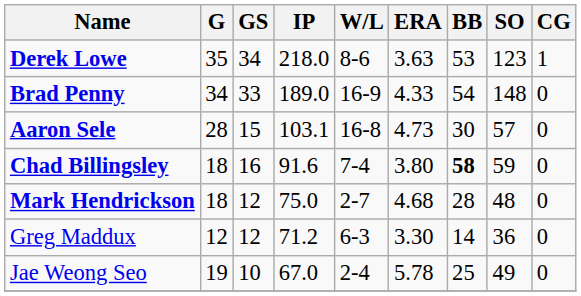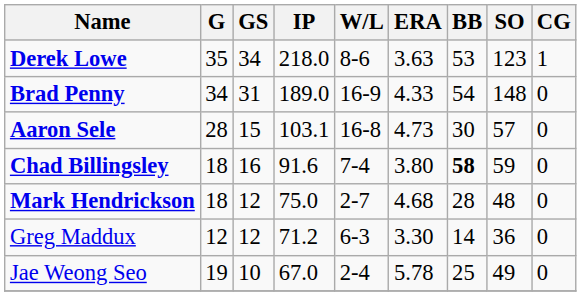(249, 93) 33 -> (249, 93) 31
